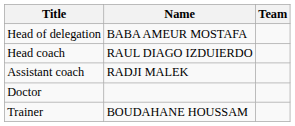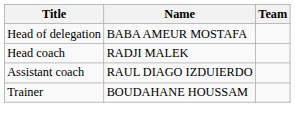(180, 53) RAUL DIAGO IZDUIERDO -> (148, 53) RADJI MALEK
(148, 72) RADJI MALEK -> (180, 72) RAUL DIAGO IZDUIERDO
- row: (24, 92)
